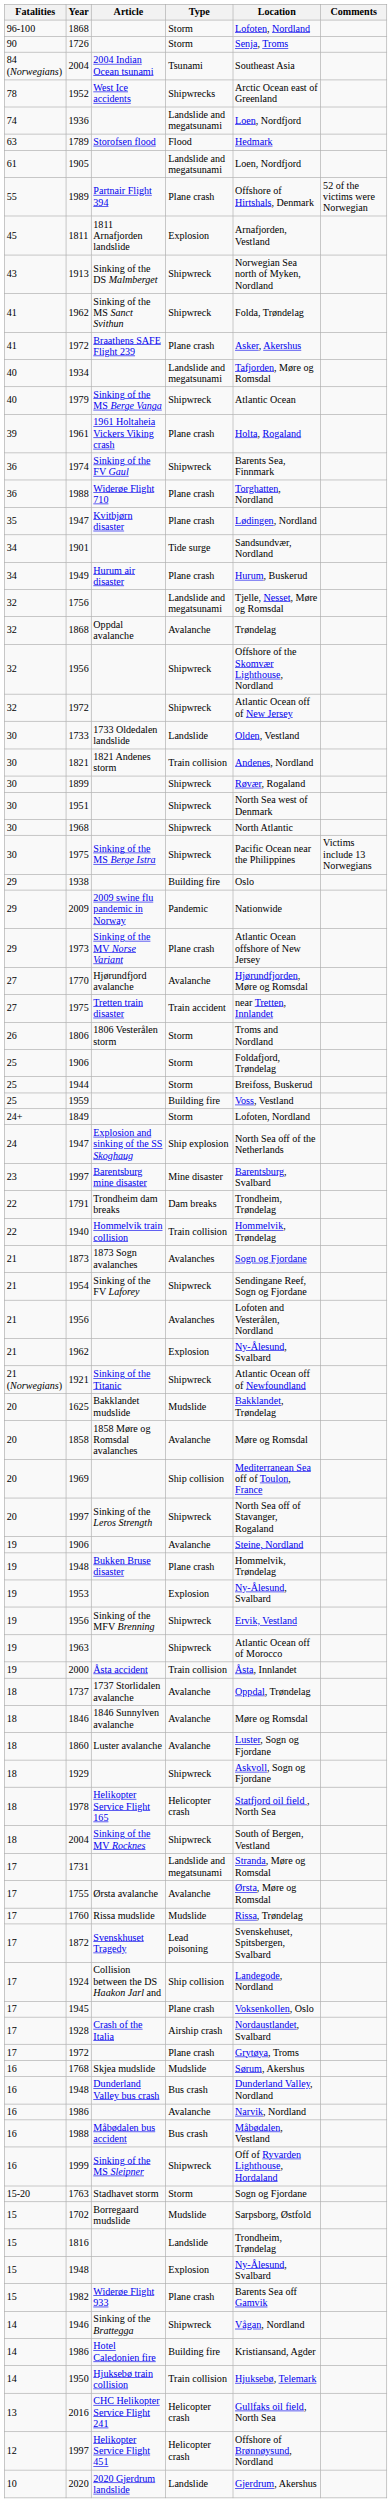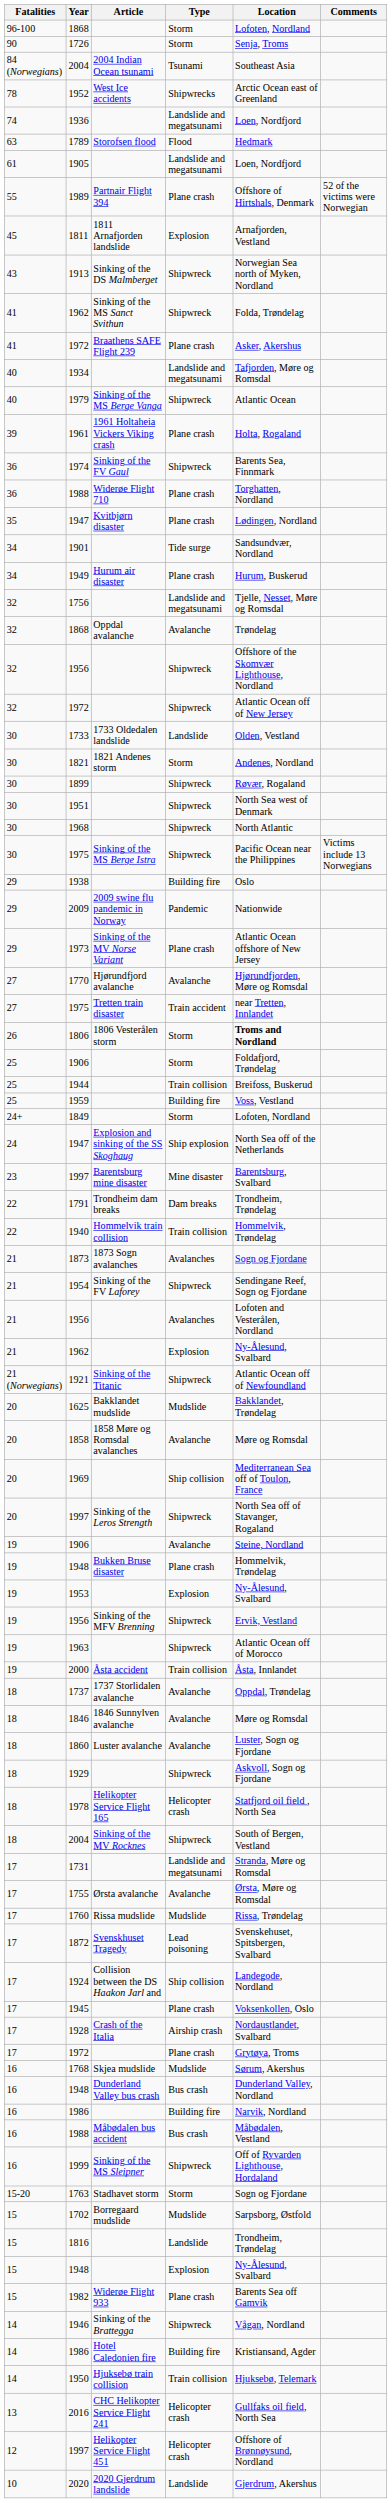(198, 762) Train collision -> (181, 762) Storm
(257, 1035) normal -> (258, 1035) bold
(181, 1084) Storm -> (198, 1084) Train collision
(189, 2111) Avalanche -> (194, 2111) Building fire
